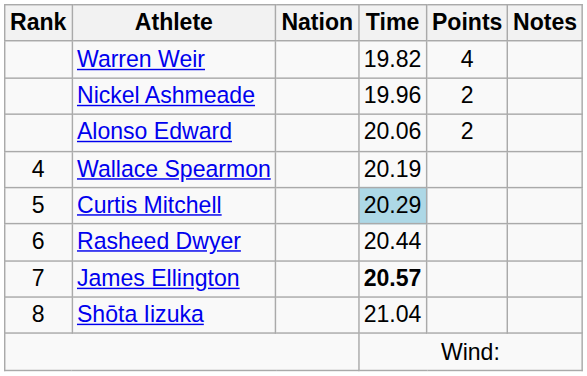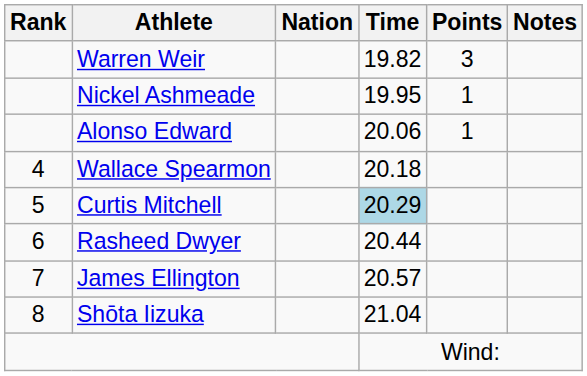(467, 59) 4 -> (467, 59) 3
(393, 95) 19.96 -> (393, 95) 19.95
(467, 95) 2 -> (467, 95) 1
(467, 132) 2 -> (467, 132) 1
(393, 168) 20.19 -> (393, 168) 20.18
(393, 278) bold -> (393, 278) normal
